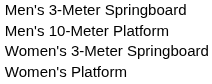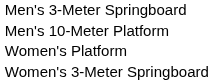rows swapped: (107, 51) <-> (66, 72)
